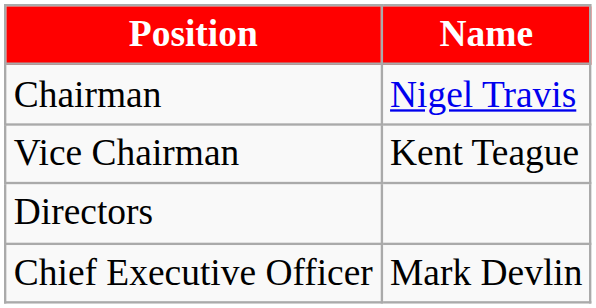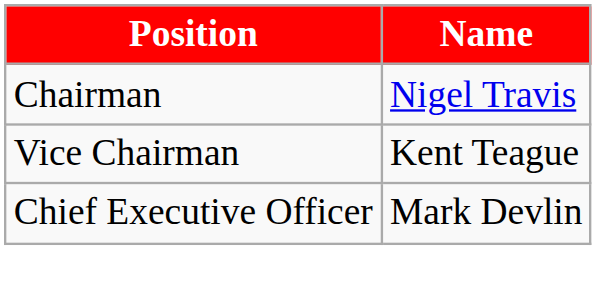- row: (83, 212)
